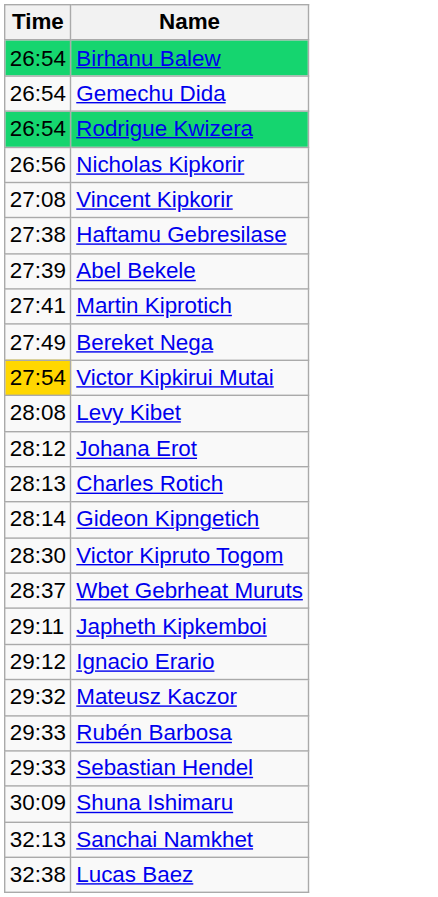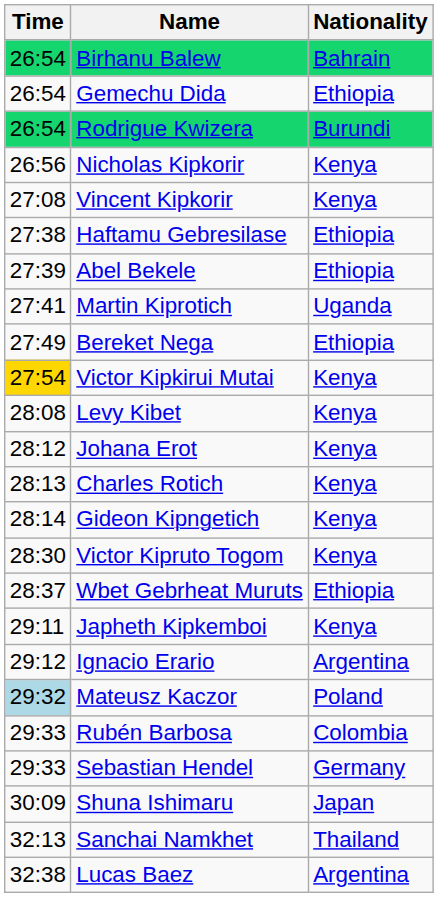+ column: (370, 22)
(38, 697) no background -> (38, 697) lightblue background
